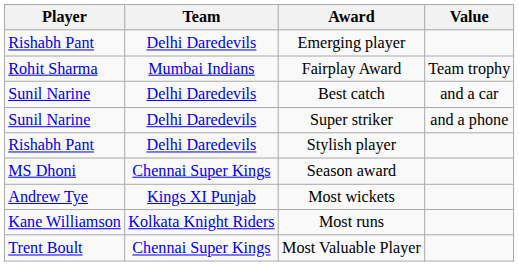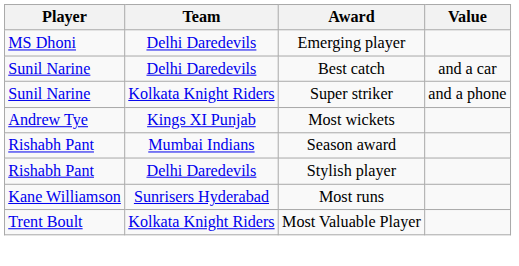(51, 42) Rishabh Pant -> (42, 42) MS Dhoni
- row: (351, 68)
(201, 119) Delhi Daredevils -> (201, 94) Kolkata Knight Riders
rows swapped: (351, 145) <-> (351, 196)
(42, 171) MS Dhoni -> (51, 145) Rishabh Pant
(201, 171) Chennai Super Kings -> (201, 145) Mumbai Indians
(201, 222) Kolkata Knight Riders -> (201, 196) Sunrisers Hyderabad
(201, 247) Chennai Super Kings -> (201, 222) Kolkata Knight Riders
